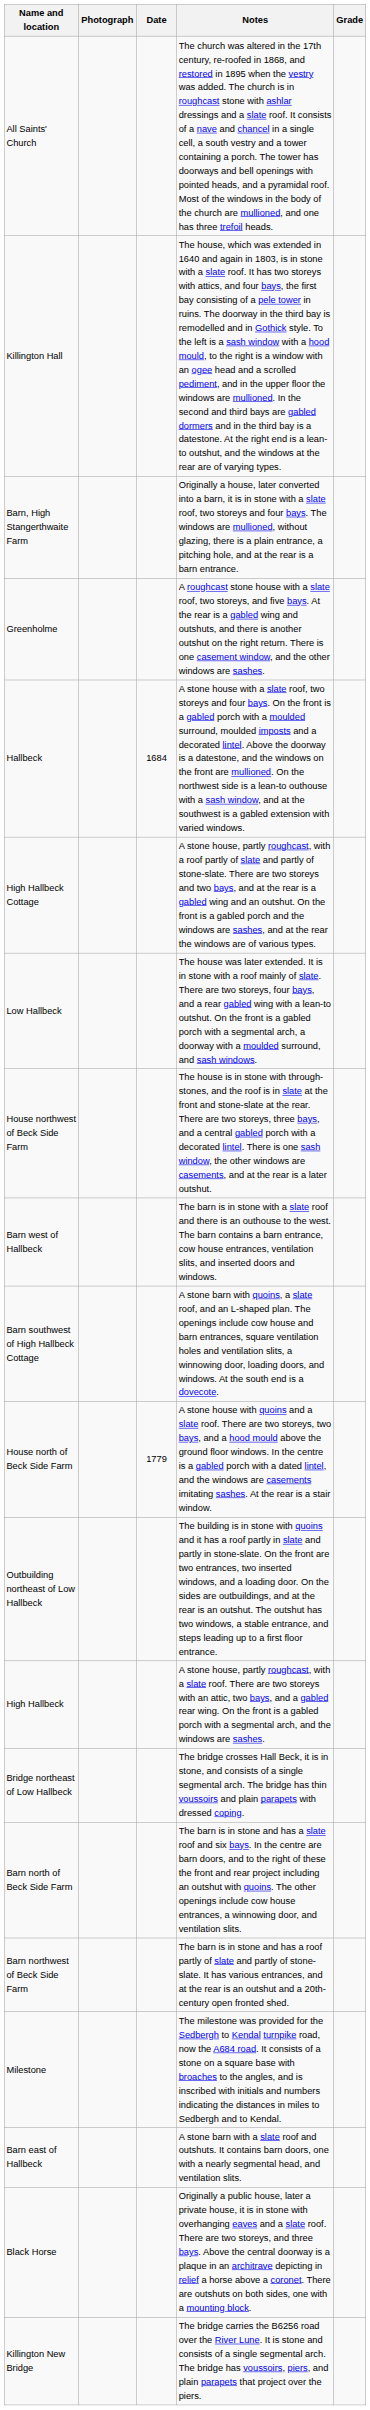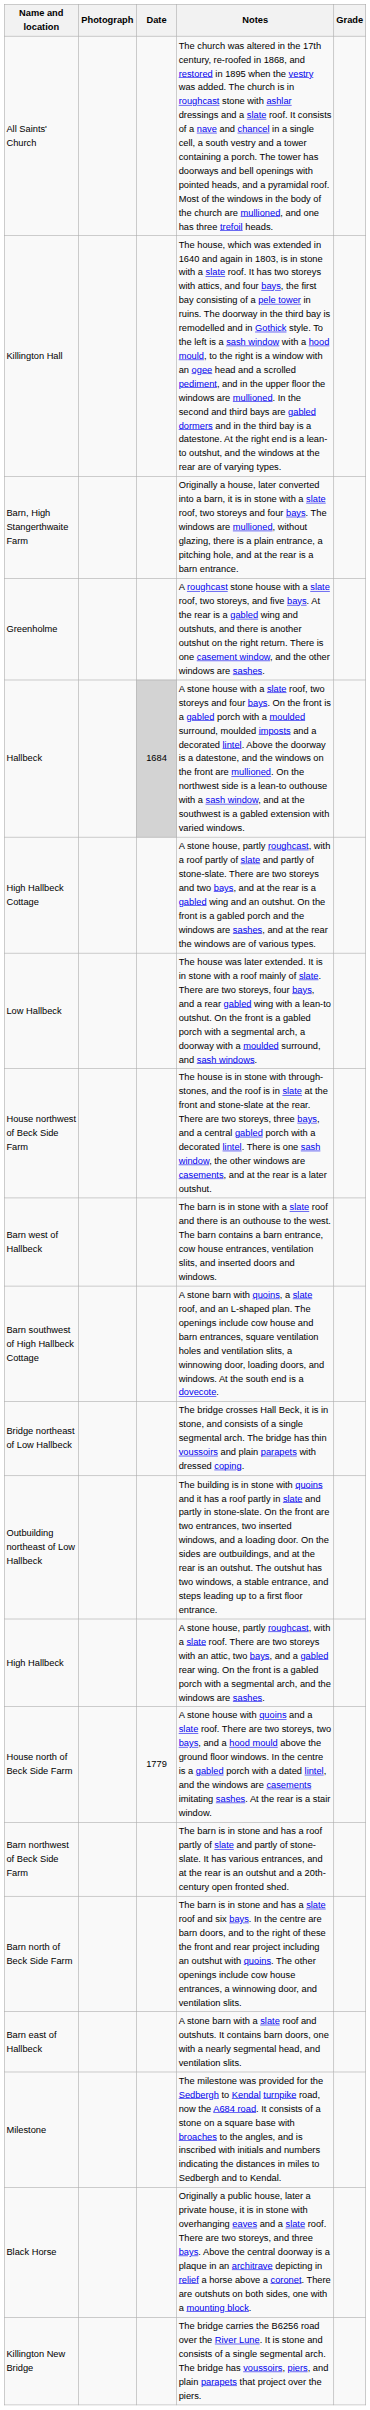(156, 758) no background -> (156, 758) lightgrey background
rows swapped: (40, 1785) <-> (39, 1459)
rows swapped: (38, 1975) <-> (39, 1880)
rows swapped: (31, 2157) <-> (26, 2069)
